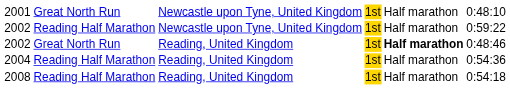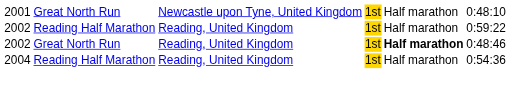(260, 28) Newcastle upon Tyne, United Kingdom -> (226, 28) Reading, United Kingdom
- row: (17, 77)
